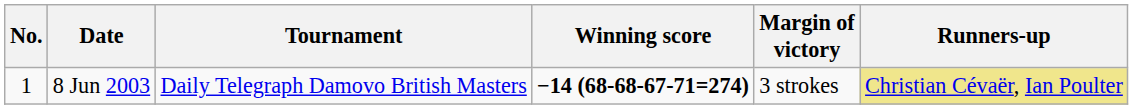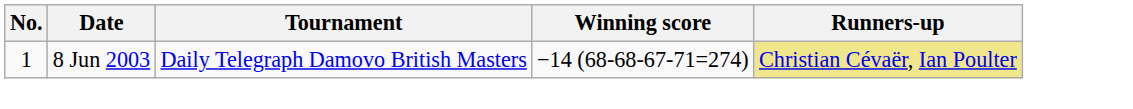- column: (807, 36)
(643, 85) bold -> (643, 59) normal
